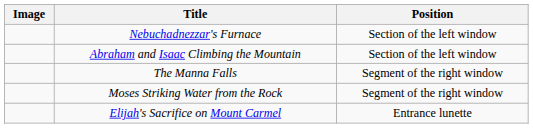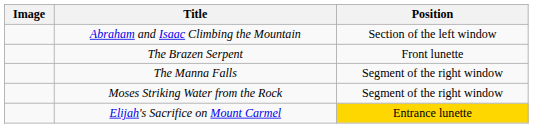- row: (195, 33)
+ row: (195, 53)
(432, 112) no background -> (432, 112) gold background
